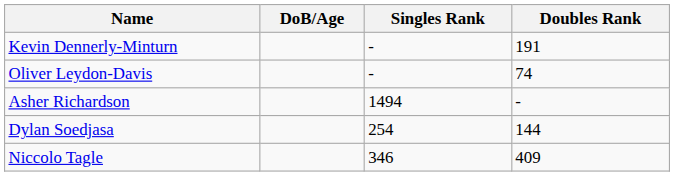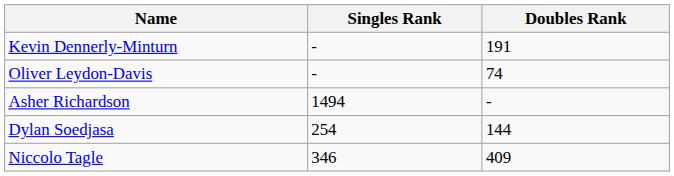- column: (312, 18)
